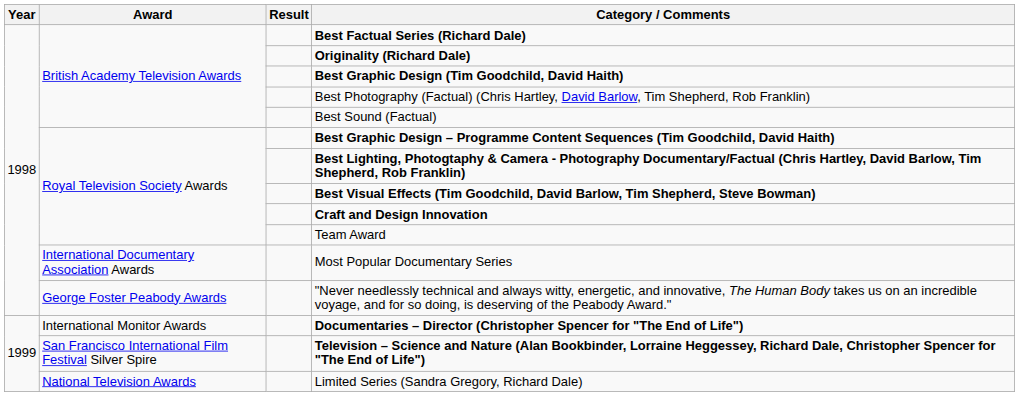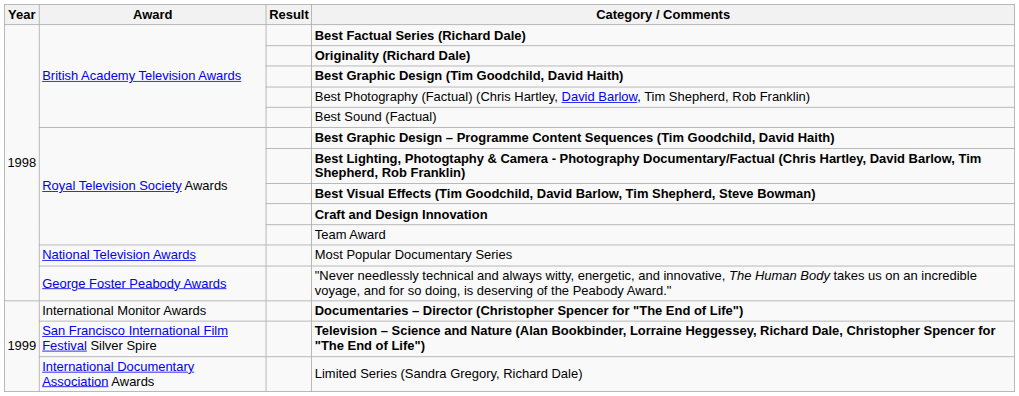(118, 262) International Documentary Association Awards -> (119, 255) National Television Awards
(119, 381) National Television Awards -> (118, 374) International Documentary Association Awards
